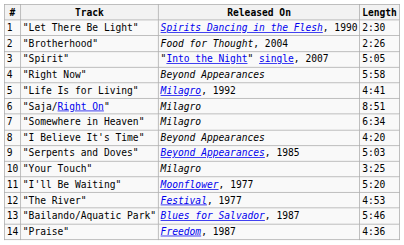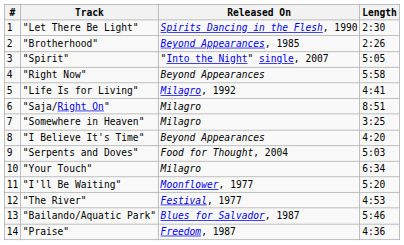(224, 44) Food for Thought, 2004 -> (230, 44) Beyond Appearances, 1985
(374, 122) 6:34 -> (374, 122) 3:25
(230, 153) Beyond Appearances, 1985 -> (224, 153) Food for Thought, 2004
(374, 169) 3:25 -> (374, 169) 6:34
